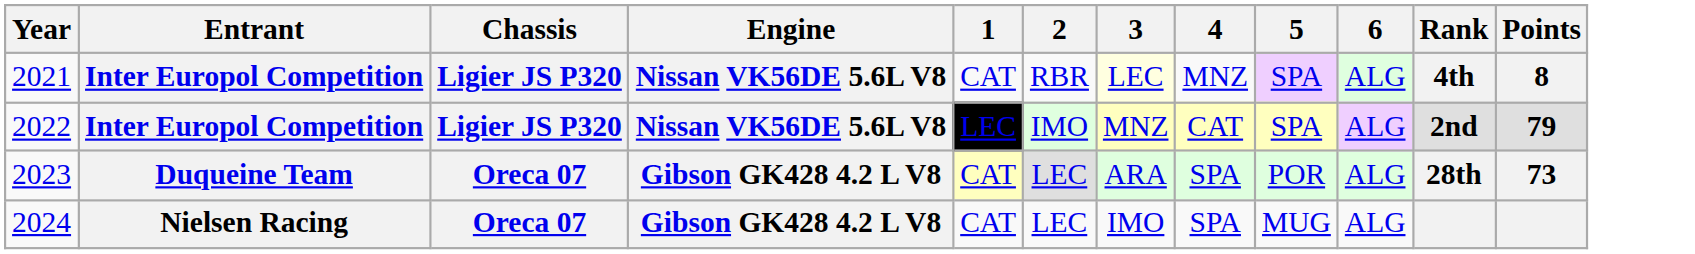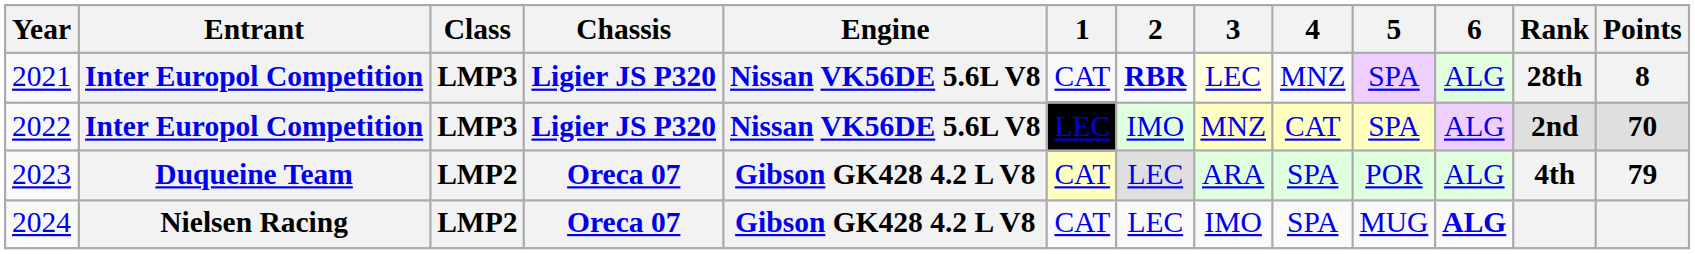+ column: (477, 28)
(1059, 77) normal -> (1155, 77) bold
(1454, 77) 4th -> (1555, 77) 28th
(1542, 125) 79 -> (1642, 125) 70
(1454, 174) 28th -> (1555, 174) 4th
(1542, 174) 73 -> (1642, 174) 79
(1375, 223) normal -> (1474, 223) bold
